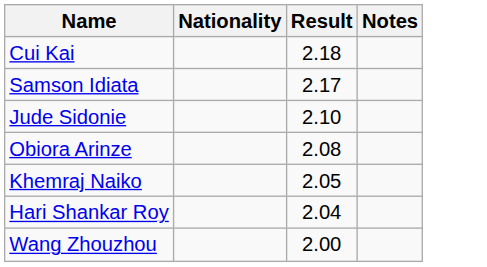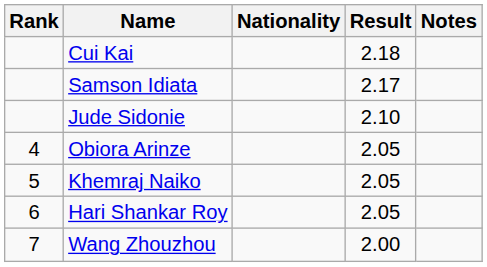+ column: (34, 21)
(322, 149) 2.08 -> (380, 149) 2.05
(322, 213) 2.04 -> (380, 213) 2.05
